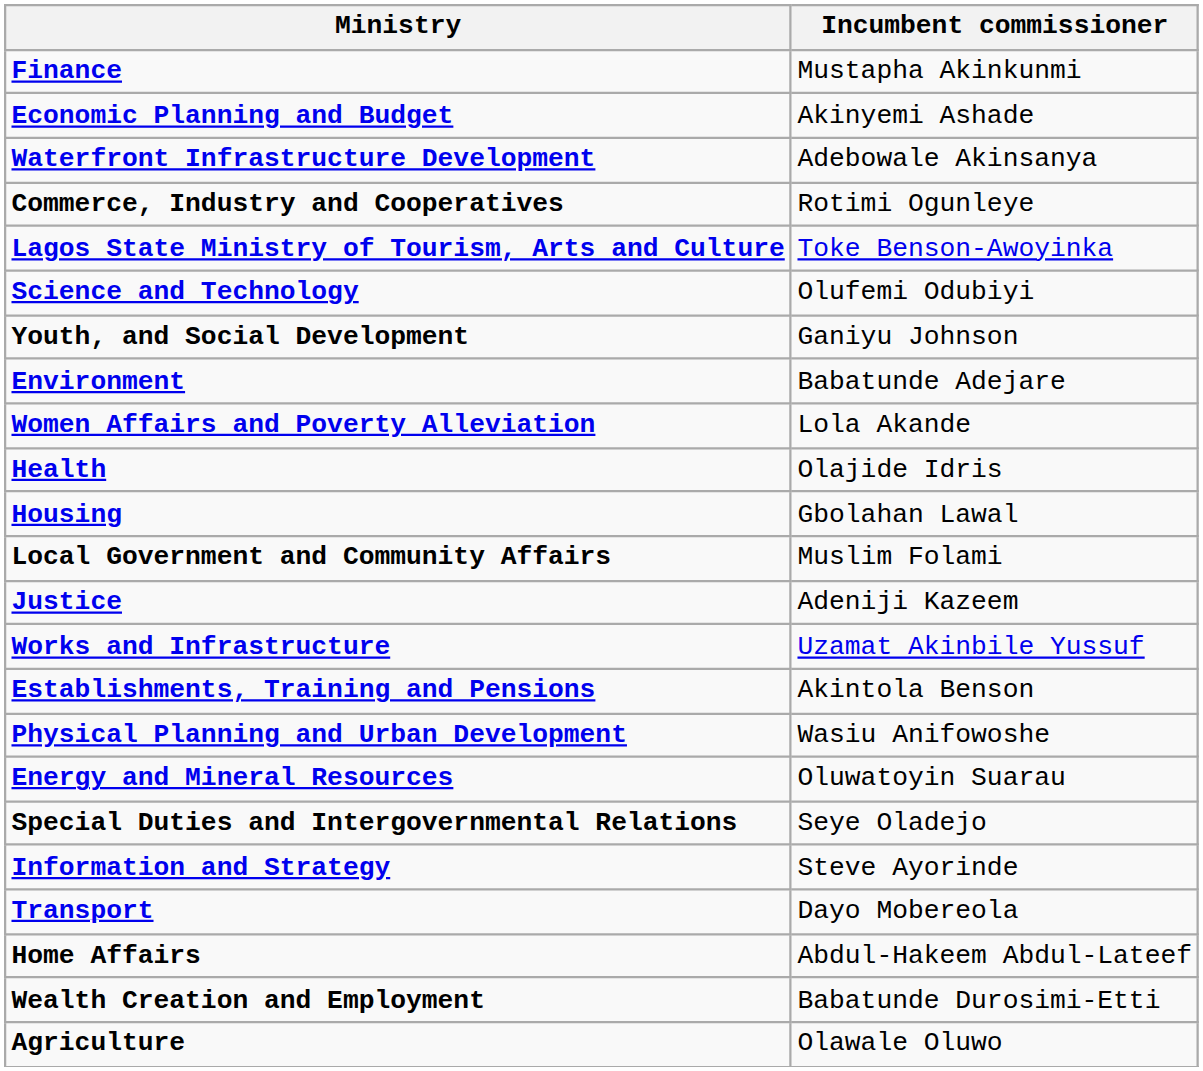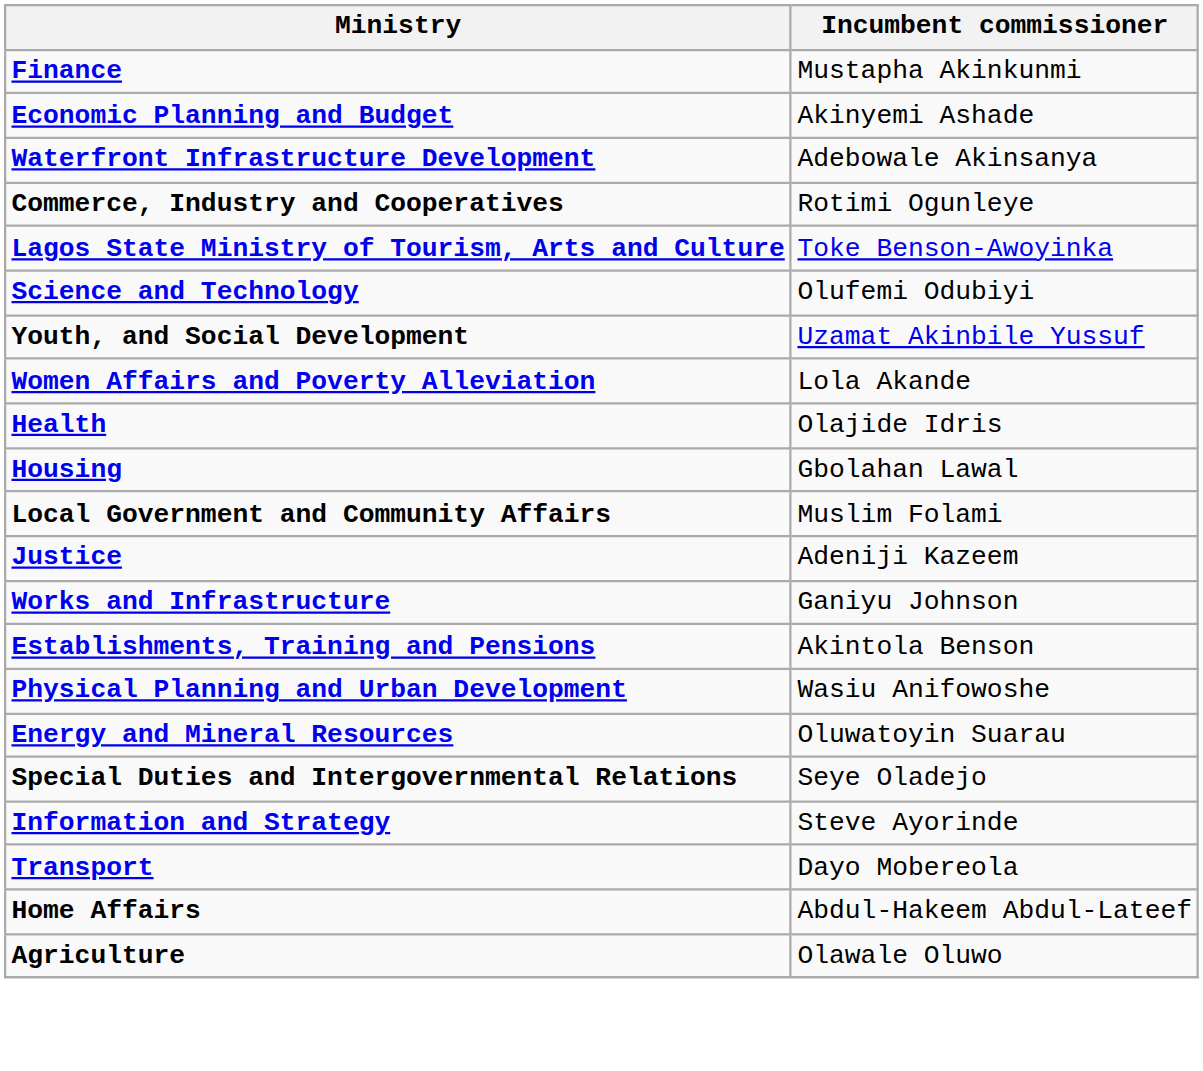(908, 337) Ganiyu Johnson -> (971, 337) Uzamat Akinbile Yussuf
- row: (98, 381)
(971, 646) Uzamat Akinbile Yussuf -> (908, 602) Ganiyu Johnson
- row: (248, 1000)
